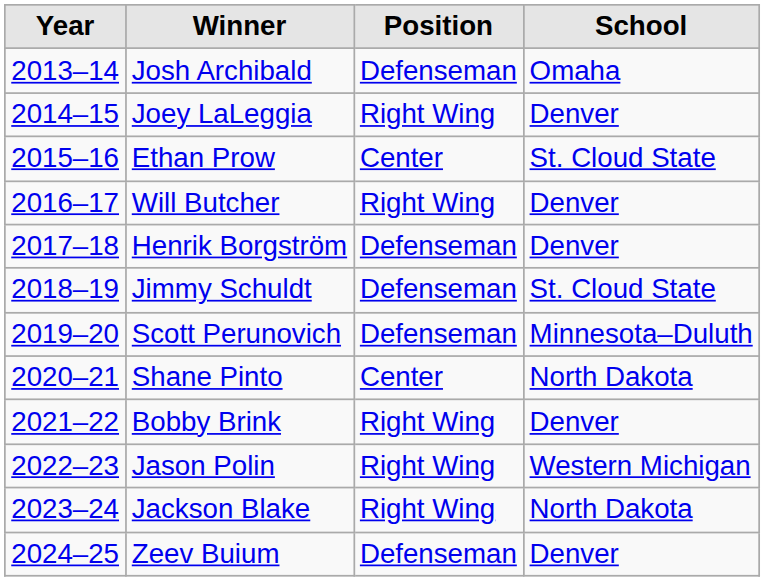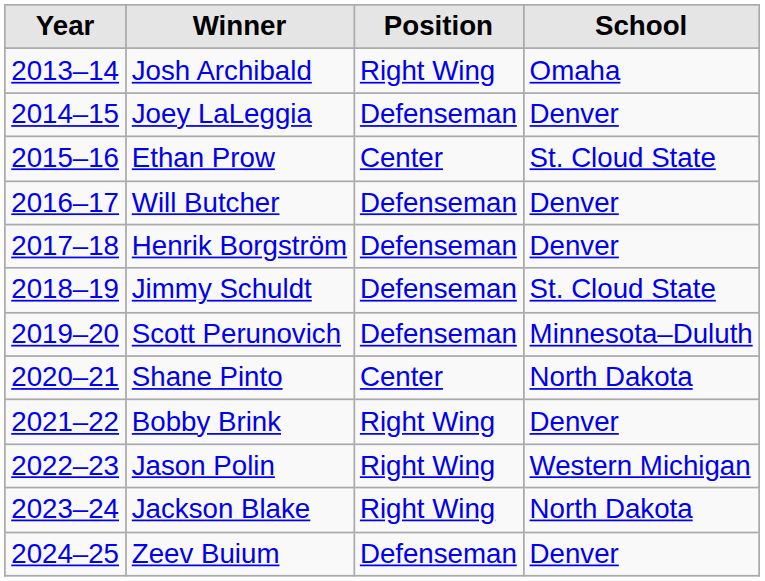(438, 70) Defenseman -> (428, 70) Right Wing
(428, 114) Right Wing -> (438, 114) Defenseman
(428, 202) Right Wing -> (438, 202) Defenseman
